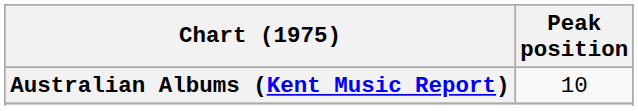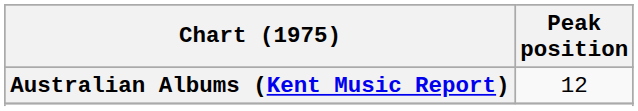(574, 86) 10 -> (574, 86) 12
